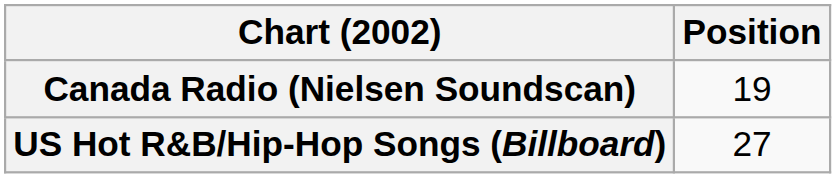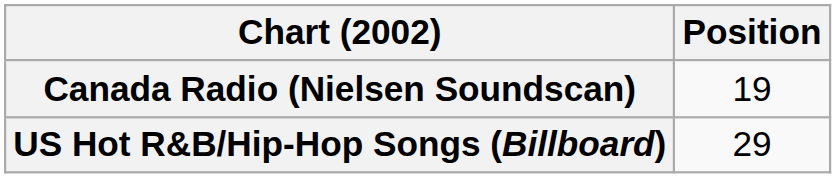(752, 144) 27 -> (752, 144) 29
